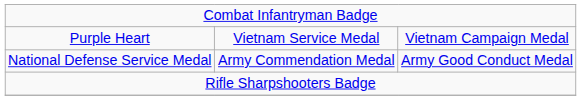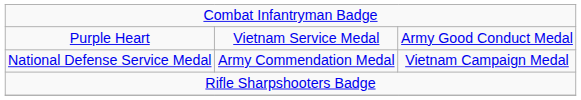(487, 38) Vietnam Campaign Medal -> (487, 38) Army Good Conduct Medal
(487, 60) Army Good Conduct Medal -> (487, 60) Vietnam Campaign Medal
